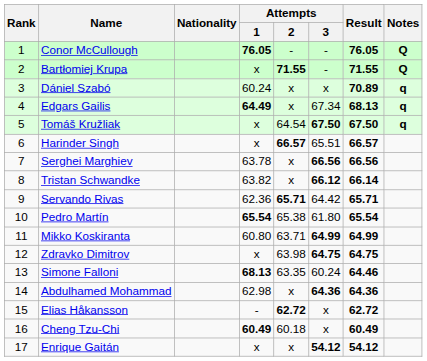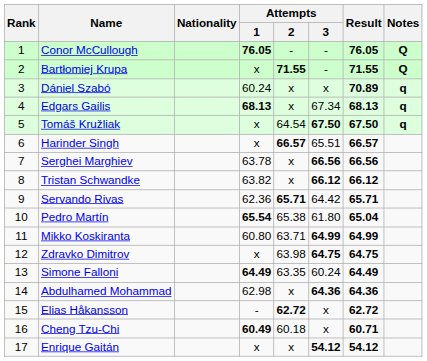(257, 106) 64.49 -> (257, 106) 68.13
(364, 180) 66.14 -> (364, 180) 66.12
(364, 217) 65.54 -> (364, 217) 65.04
(257, 273) 68.13 -> (257, 273) 64.49
(364, 273) 64.46 -> (364, 273) 64.49
(364, 328) 60.49 -> (364, 328) 60.71
